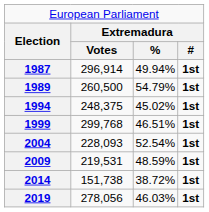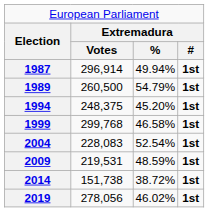(155, 106) 45.02% -> (155, 106) 45.20%
(155, 125) 46.51% -> (155, 125) 46.58%
(102, 143) 228,093 -> (102, 143) 228,083
(155, 198) 46.03% -> (155, 198) 46.02%
